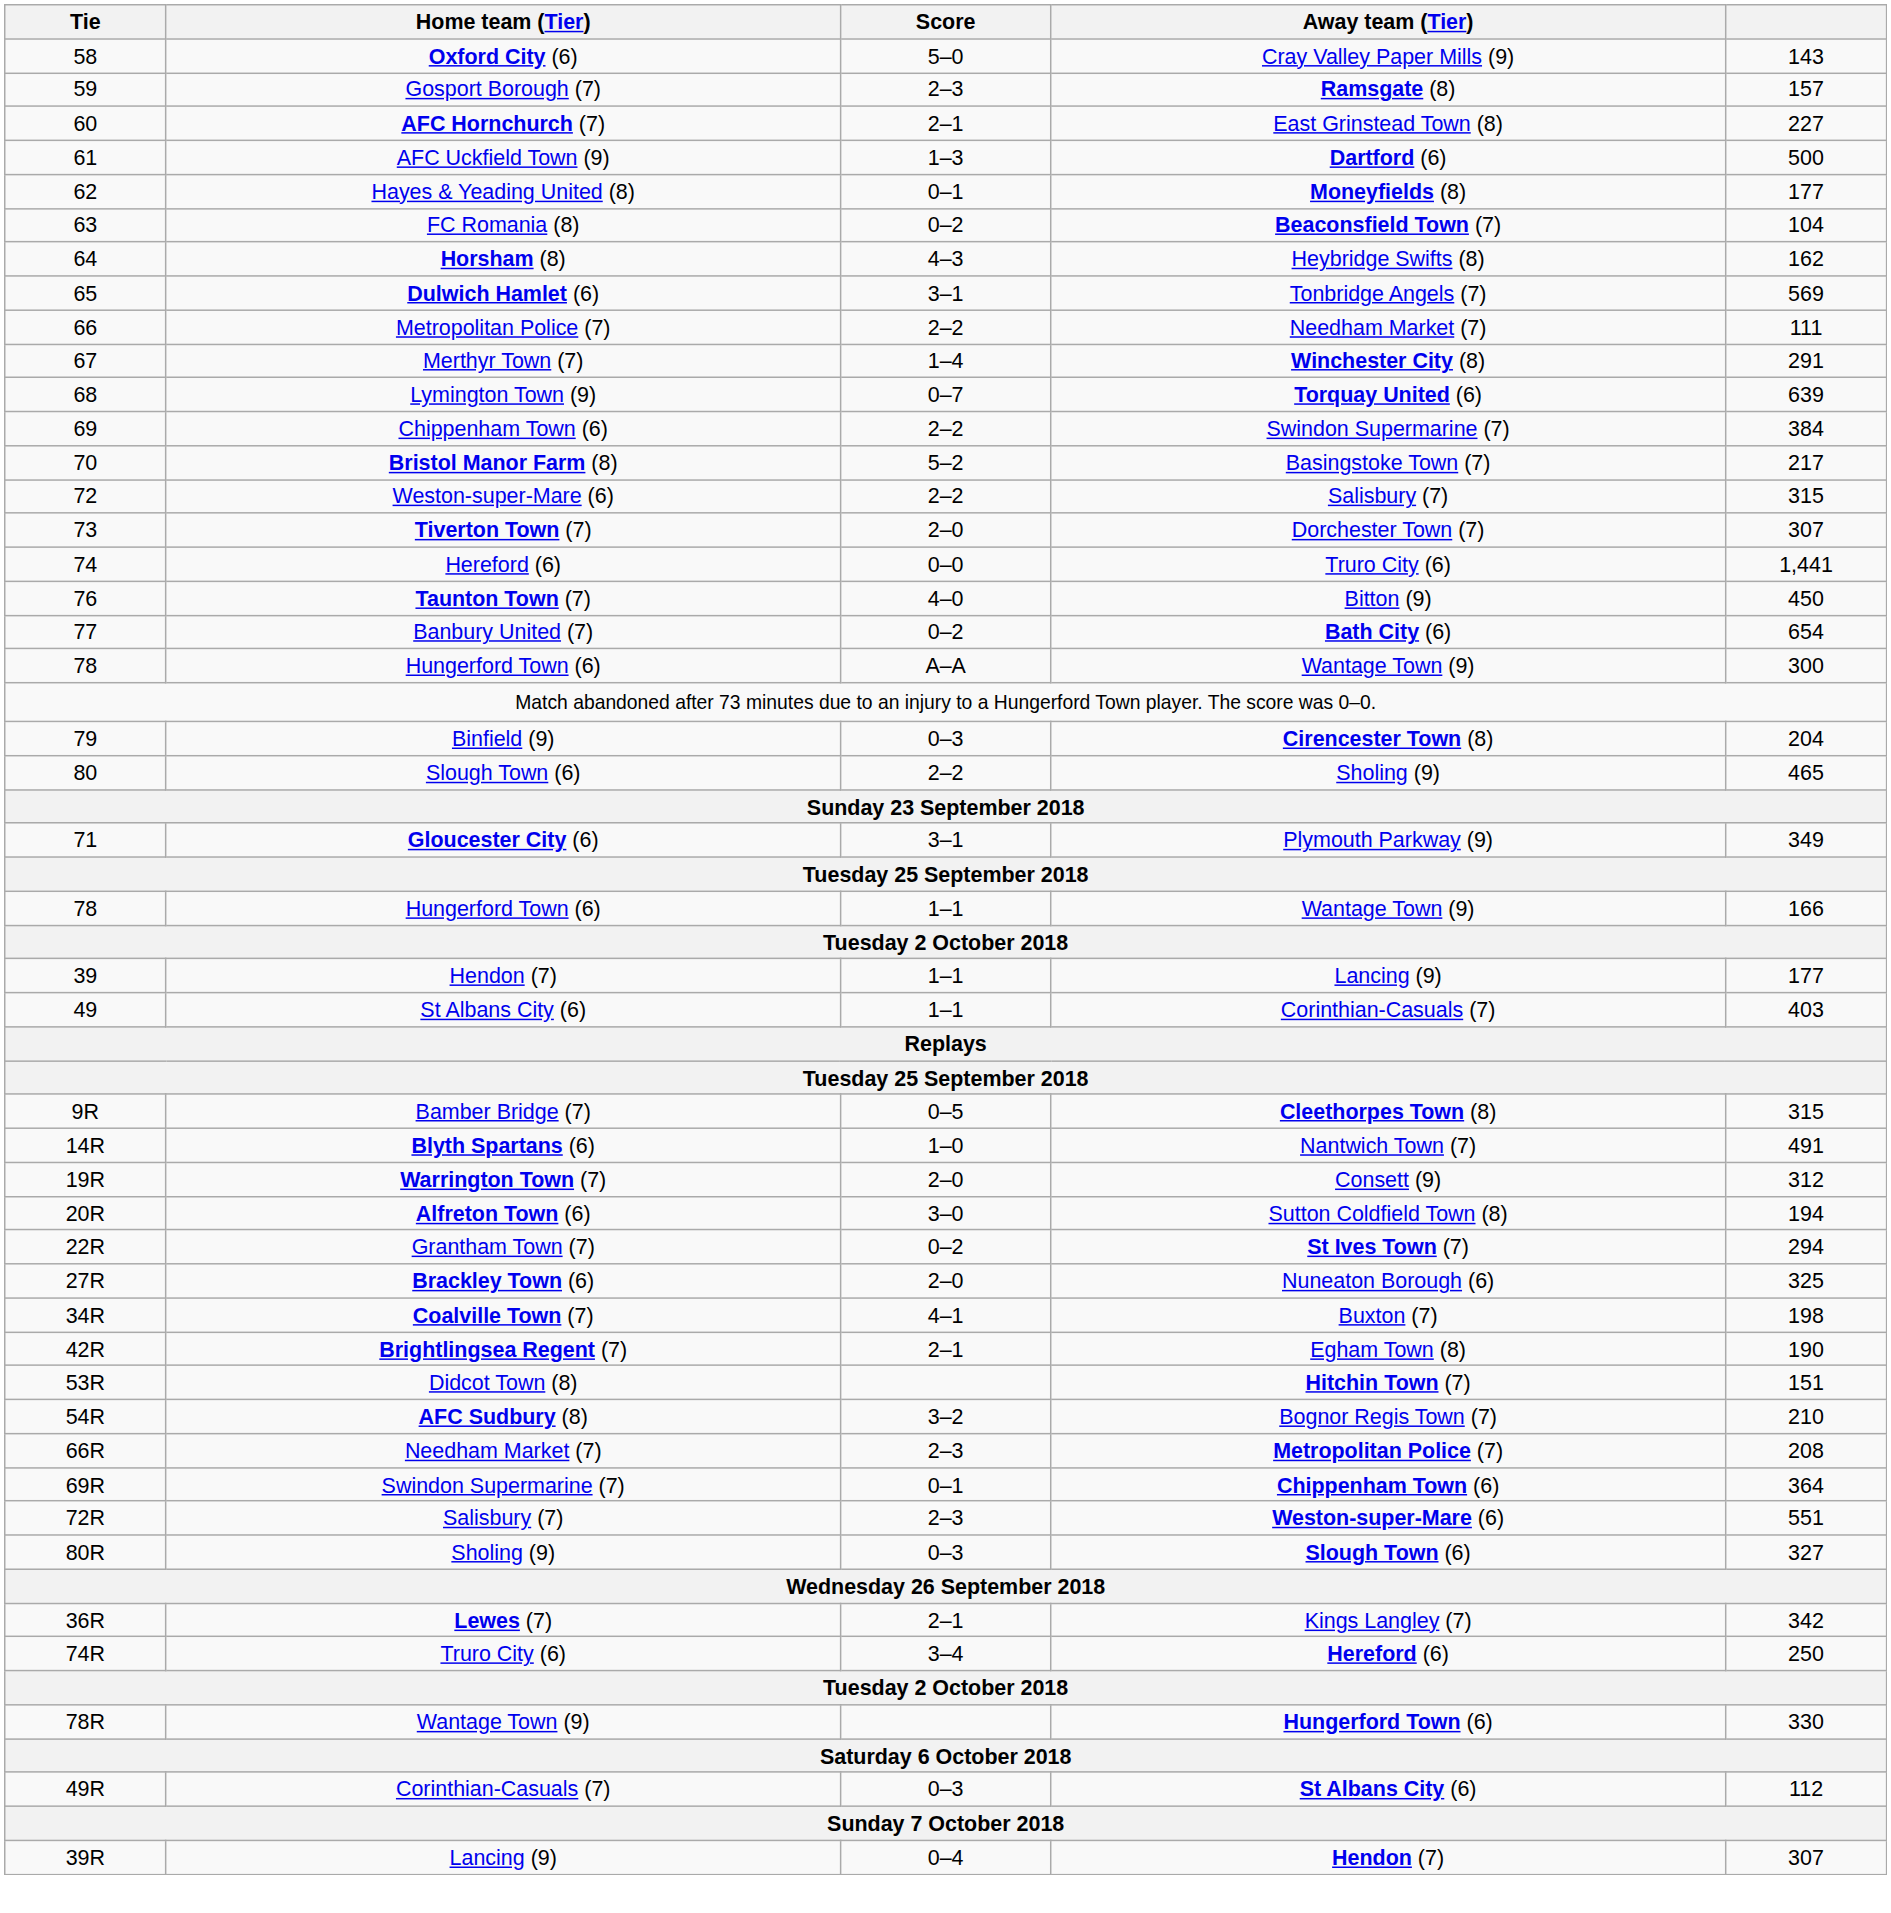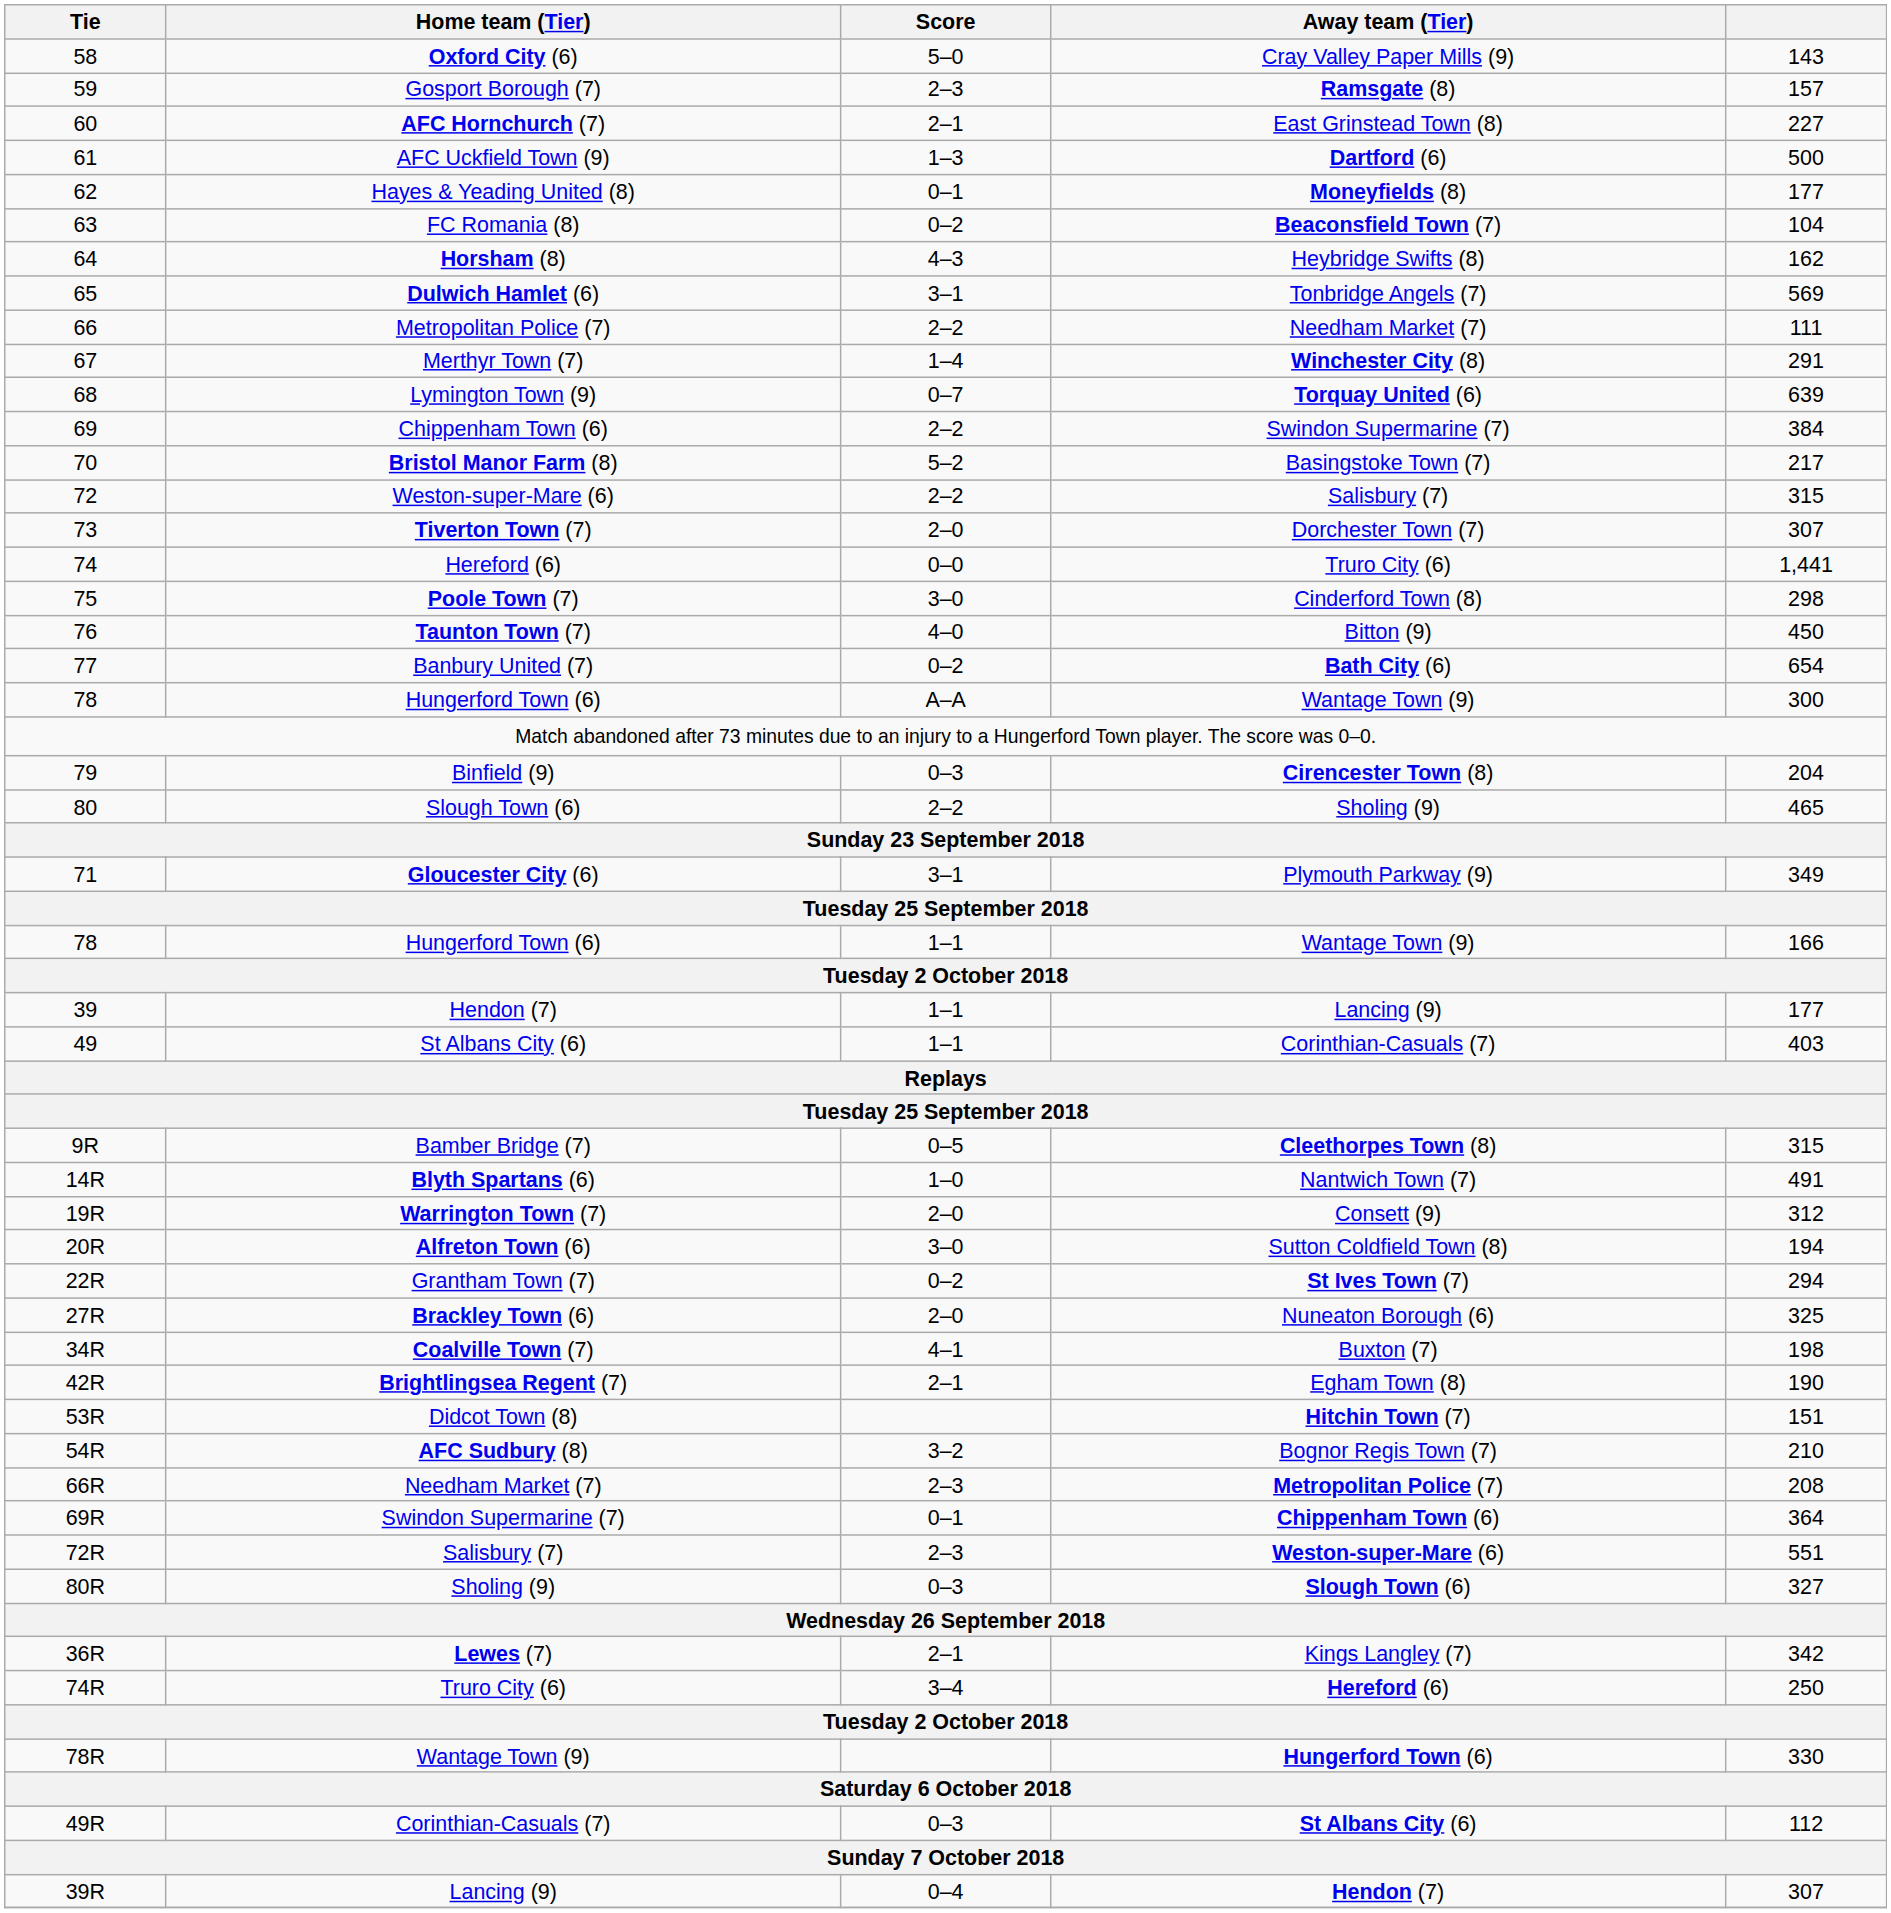+ row: (503, 598)
